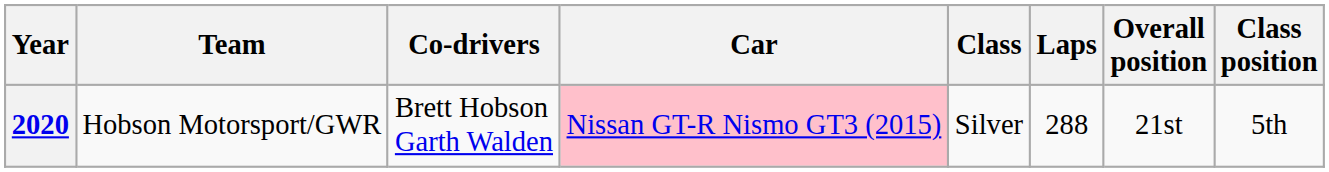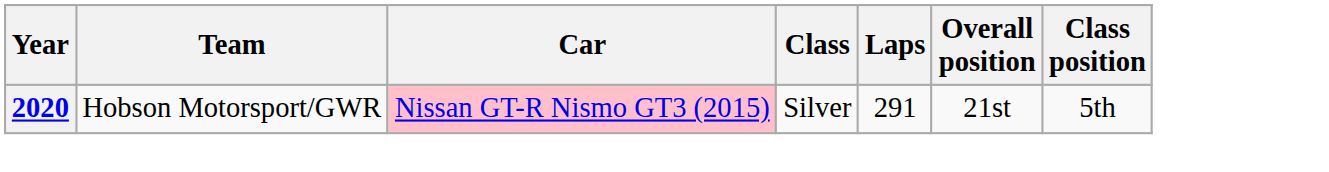- column: (474, 44)
(1067, 125) 288 -> (895, 108) 291
